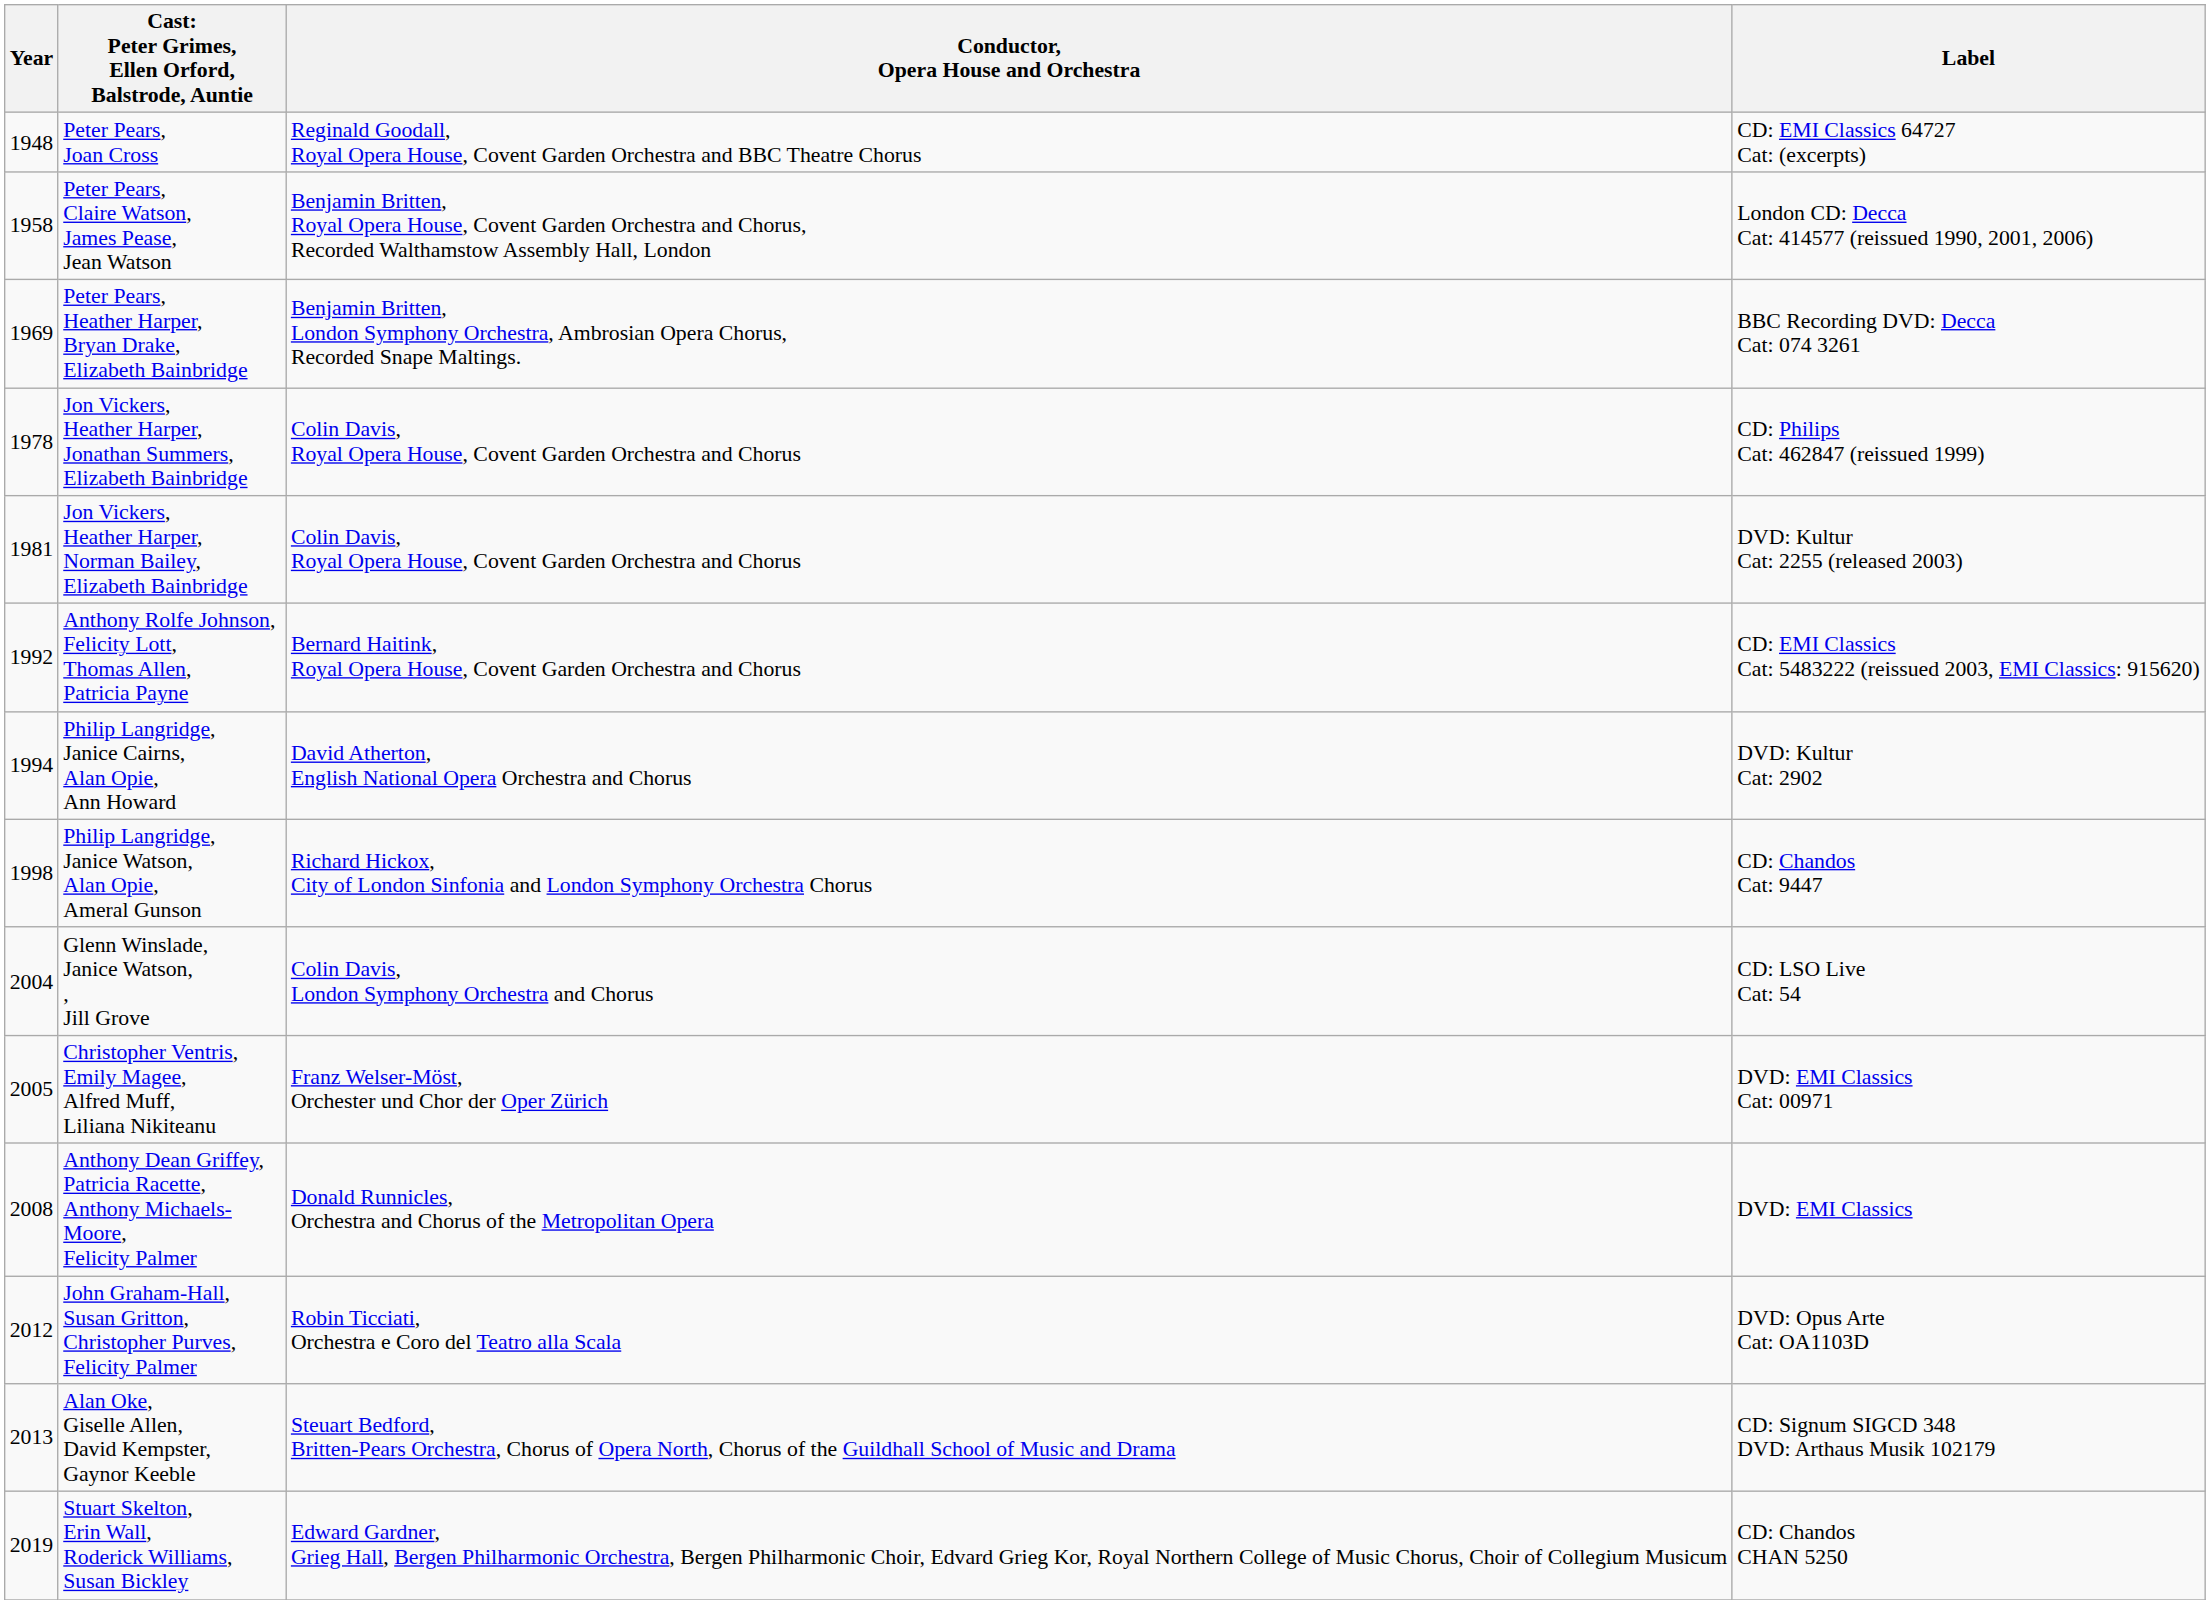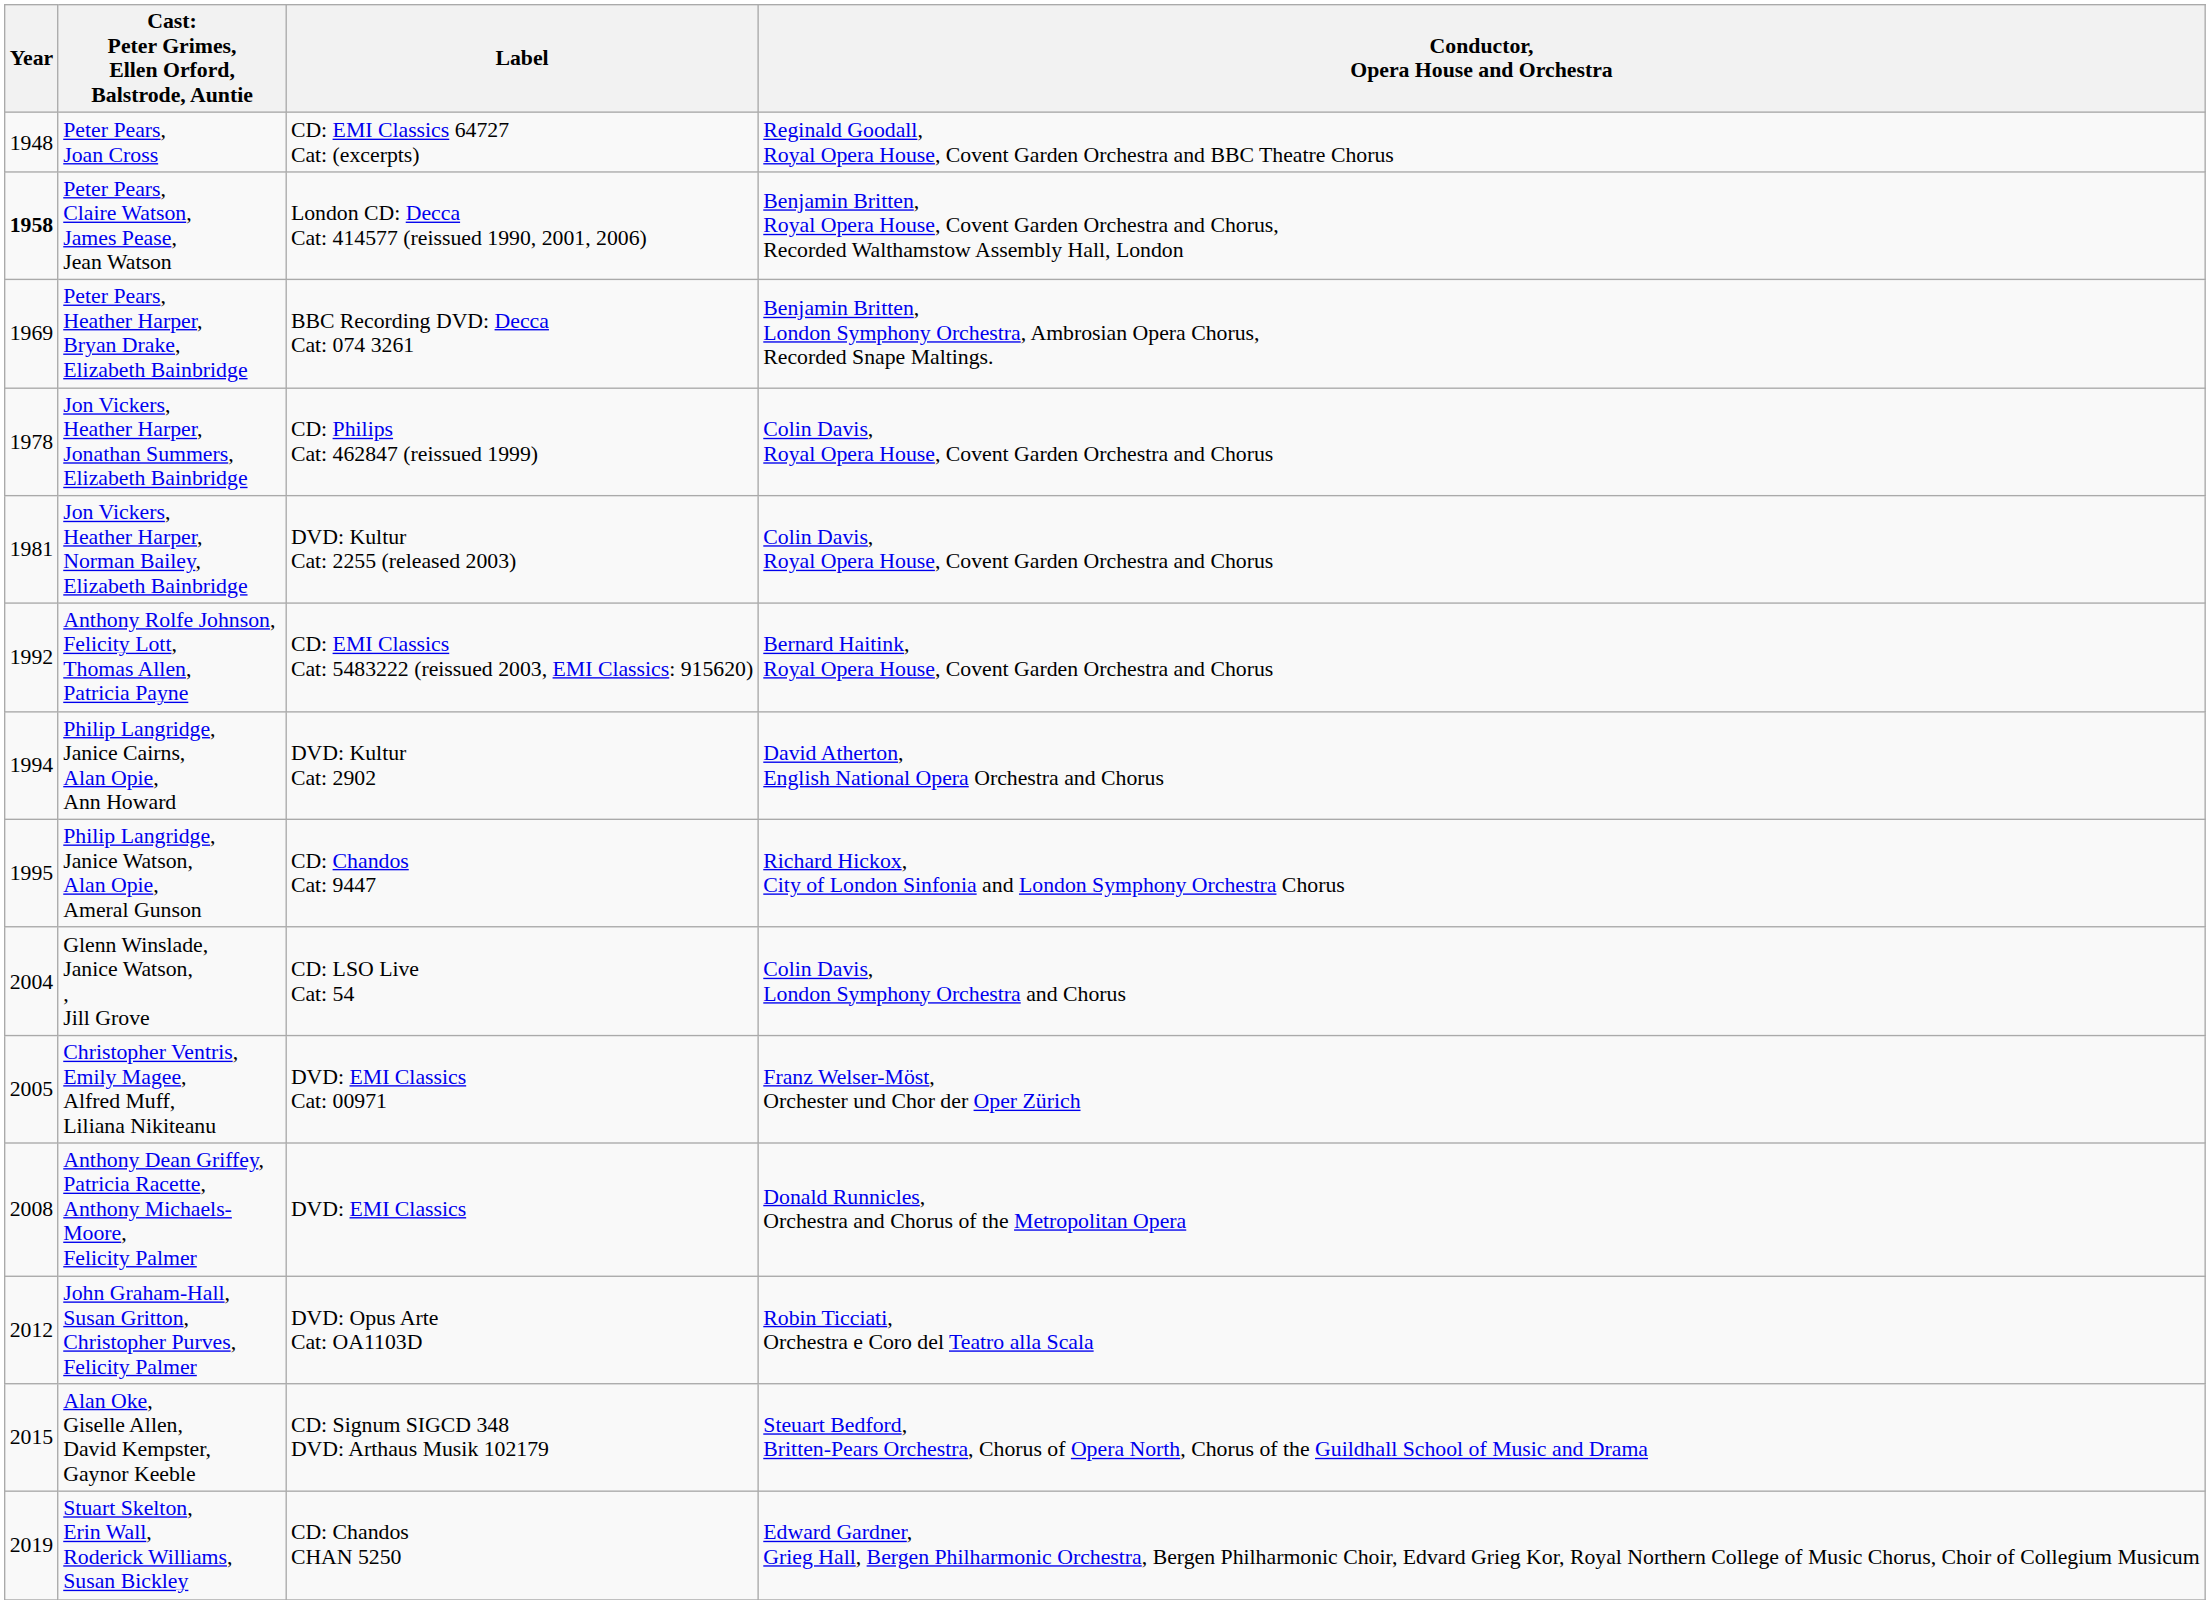columns swapped: (1009, 58) <-> (1968, 58)
(31, 225) normal -> (31, 225) bold
(31, 873) 1998 -> (31, 873) 1995
(31, 1437) 2013 -> (31, 1437) 2015
